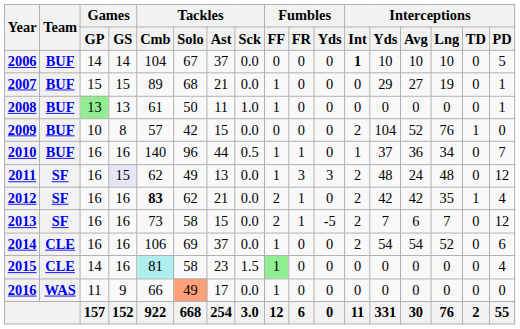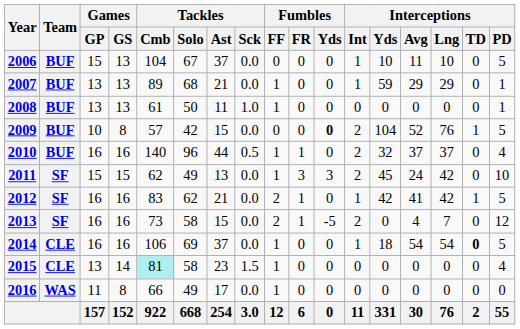(95, 61) 14 -> (95, 61) 15
(123, 61) 14 -> (123, 61) 13
(357, 61) bold -> (357, 61) normal
(416, 61) 10 -> (416, 61) 11
(95, 84) 15 -> (95, 84) 13
(123, 84) 15 -> (123, 84) 13
(357, 84) 0 -> (357, 84) 1
(385, 84) 29 -> (385, 84) 59
(416, 84) 27 -> (416, 84) 29
(447, 84) 19 -> (447, 84) 29
(95, 107) lightgreen background -> (95, 107) no background
(330, 130) normal -> (330, 130) bold
(502, 130) 0 -> (502, 130) 5
(357, 152) 1 -> (357, 152) 2
(385, 152) 37 -> (385, 152) 32
(416, 152) 36 -> (416, 152) 37
(447, 152) 34 -> (447, 152) 37
(502, 152) 7 -> (502, 152) 4
(95, 175) 16 -> (95, 175) 15
(123, 175) lavender background -> (123, 175) no background
(385, 175) 48 -> (385, 175) 45
(447, 175) 48 -> (447, 175) 42
(502, 175) 12 -> (502, 175) 10
(155, 198) bold -> (155, 198) normal
(357, 198) 2 -> (357, 198) 1
(416, 198) 42 -> (416, 198) 41
(447, 198) 35 -> (447, 198) 42
(502, 198) 4 -> (502, 198) 5
(385, 221) 7 -> (385, 221) 0
(416, 221) 6 -> (416, 221) 4
(357, 244) 2 -> (357, 244) 1
(385, 244) 54 -> (385, 244) 18
(447, 244) 52 -> (447, 244) 54
(476, 244) normal -> (476, 244) bold
(502, 244) 6 -> (502, 244) 5
(95, 267) 14 -> (95, 267) 13
(123, 267) 16 -> (123, 267) 14
(276, 267) lightgreen background -> (276, 267) no background
(123, 289) 9 -> (123, 289) 8
(190, 289) lightsalmon background -> (190, 289) no background
